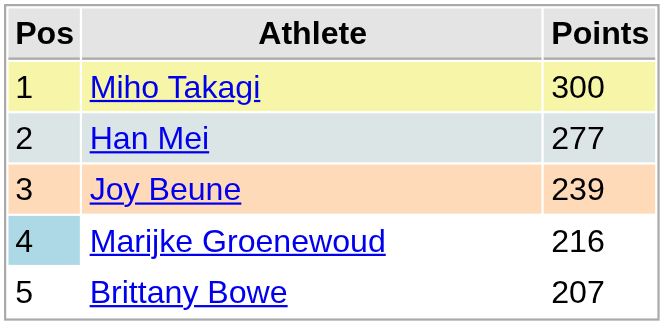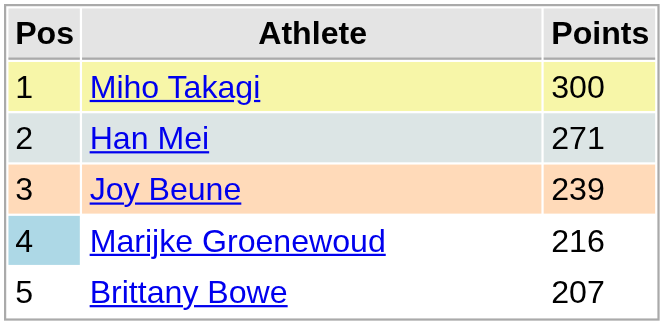(578, 138) 277 -> (578, 138) 271
